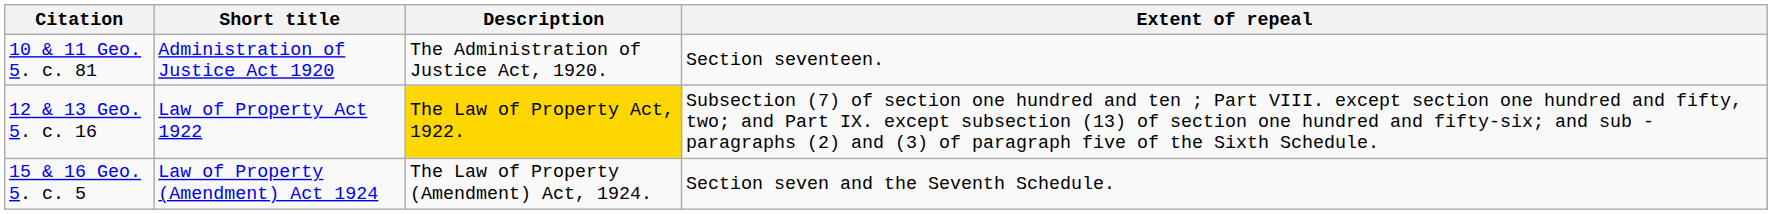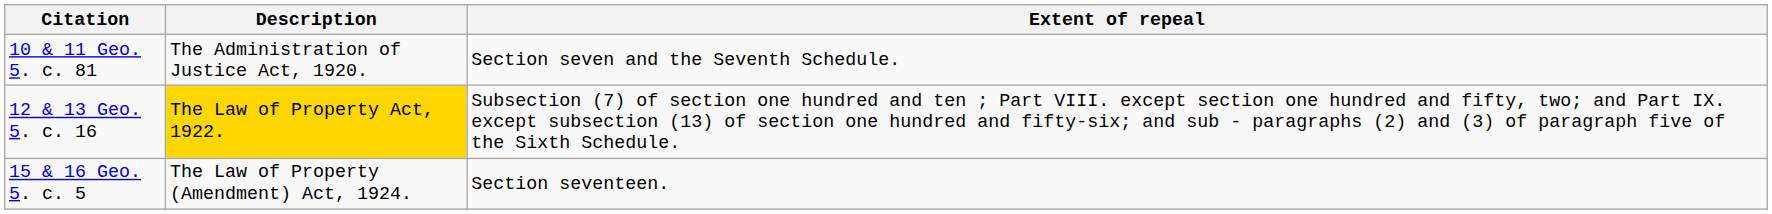- column: (280, 20)
(785, 60) Section seventeen. -> (686, 60) Section seven and the Seventh Schedule.
(901, 183) Section seven and the Seventh Schedule. -> (570, 183) Section seventeen.
